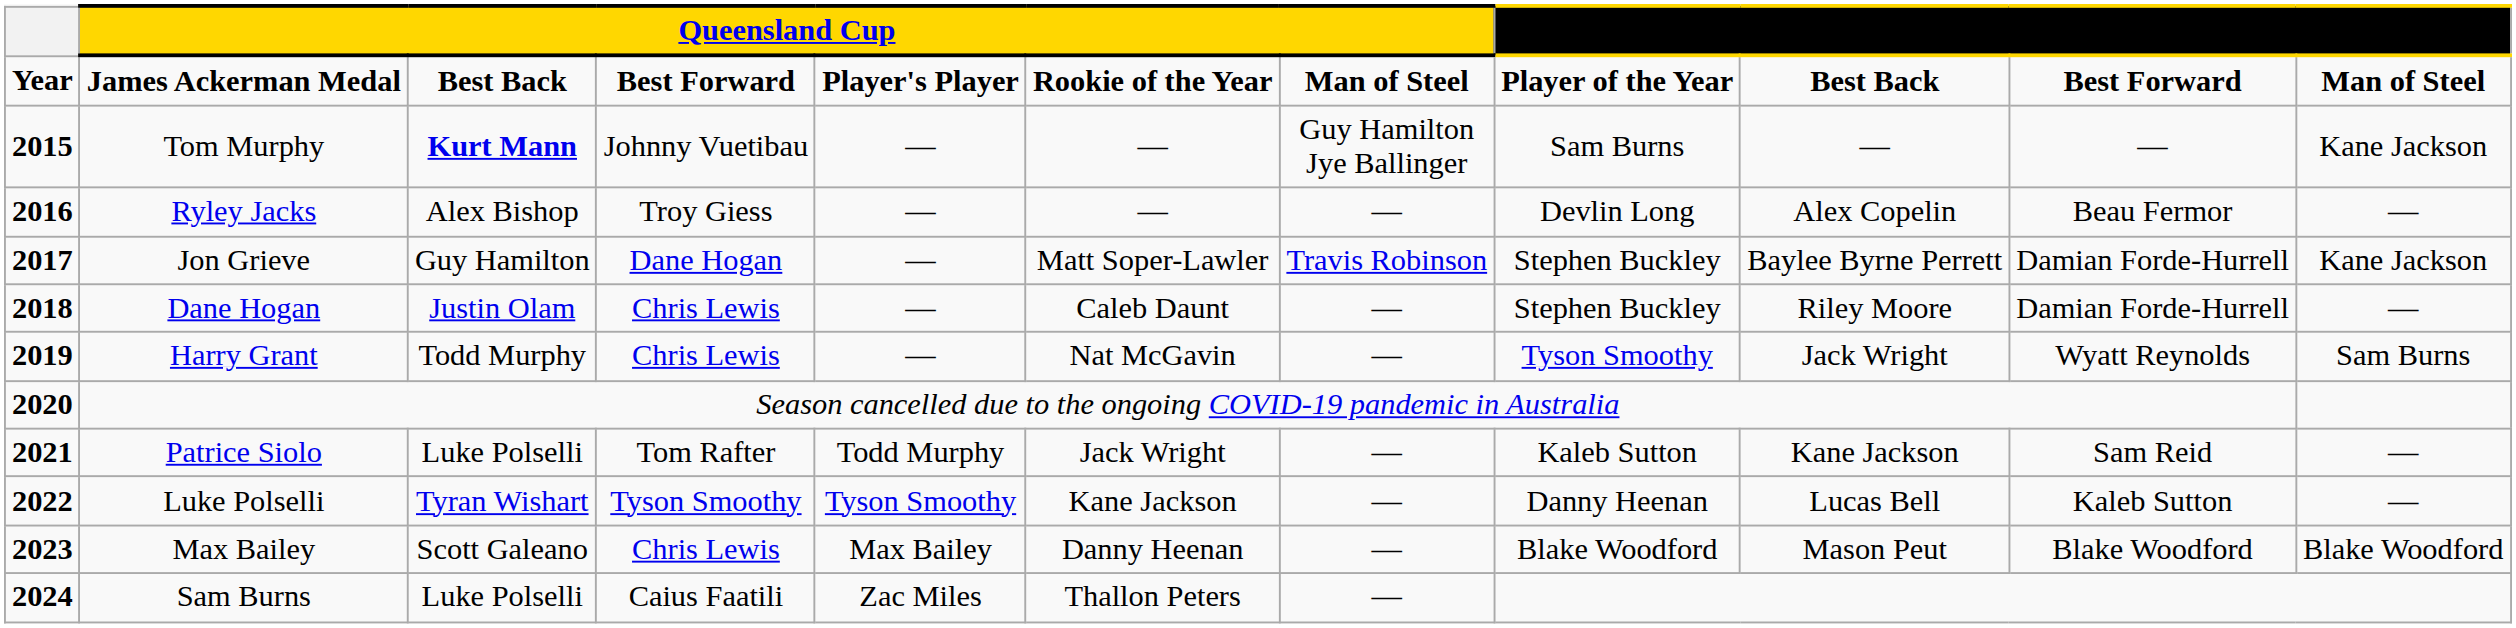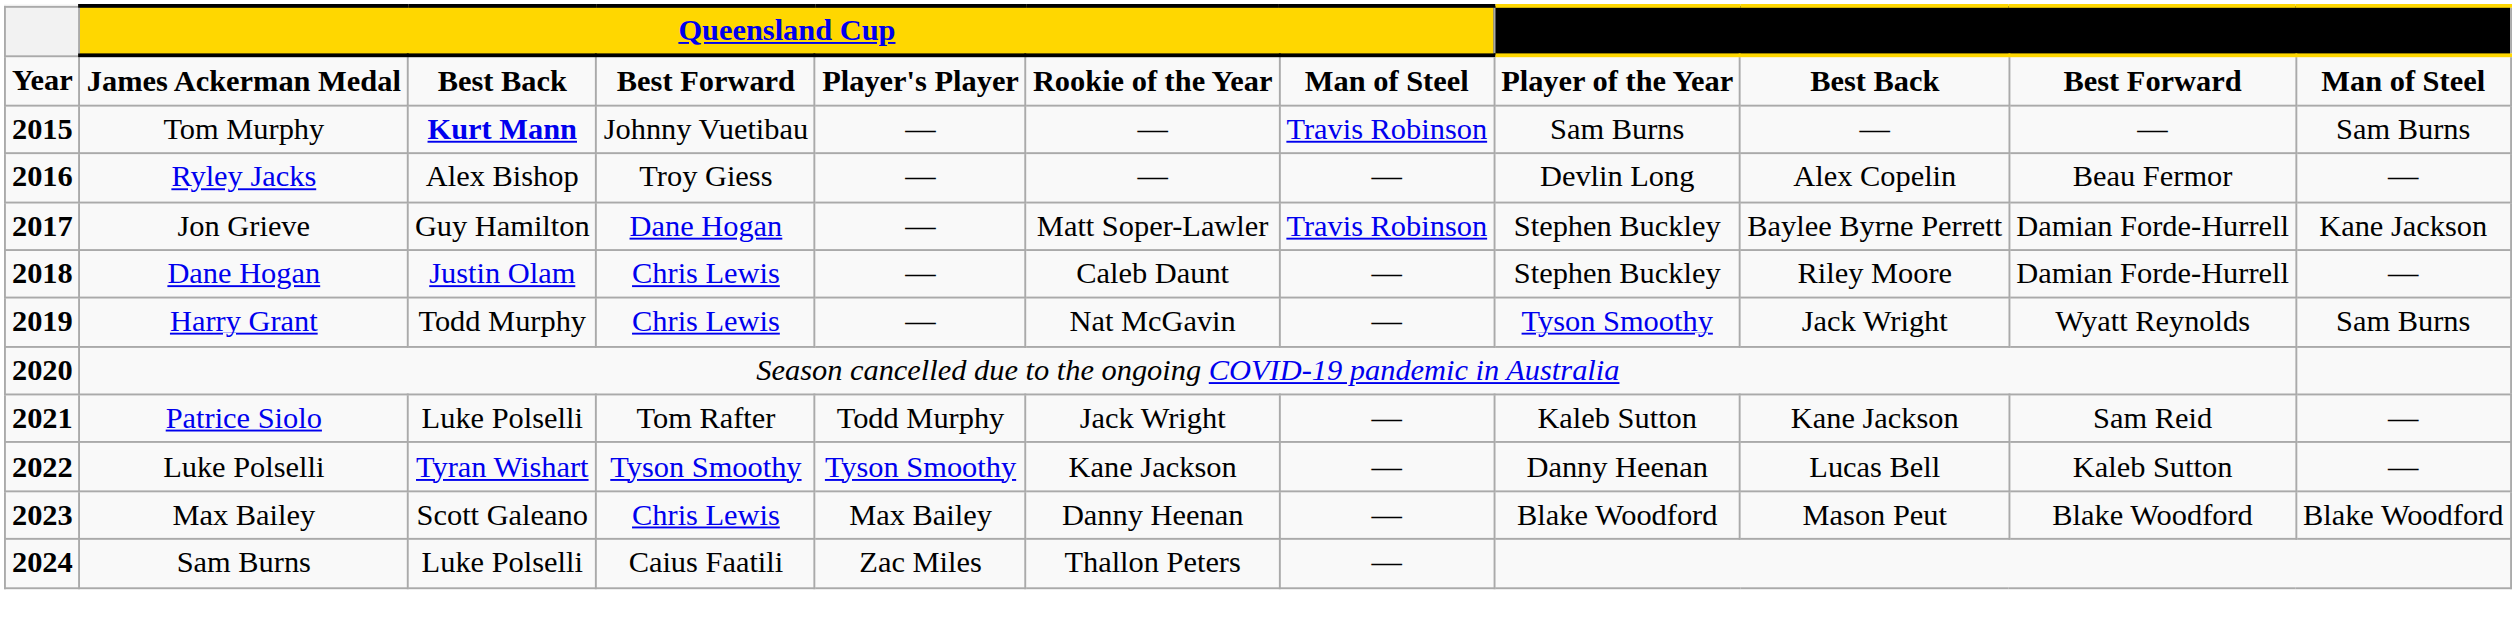(1387, 145) Guy Hamilton Jye Ballinger -> (1387, 128) Travis Robinson
(2403, 145) Kane Jackson -> (2403, 128) Sam Burns
